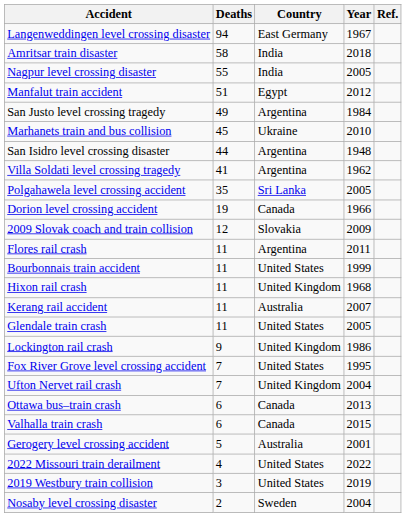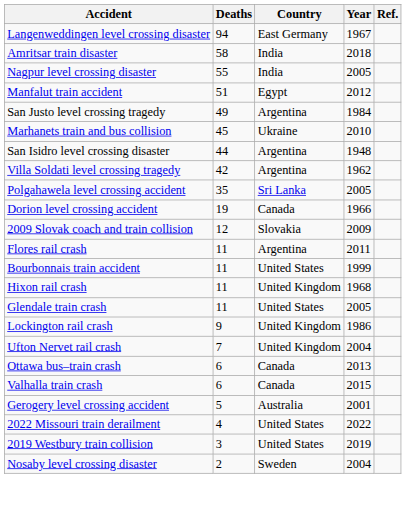(222, 170) 41 -> (222, 170) 42
- row: (57, 307)
- row: (107, 365)
